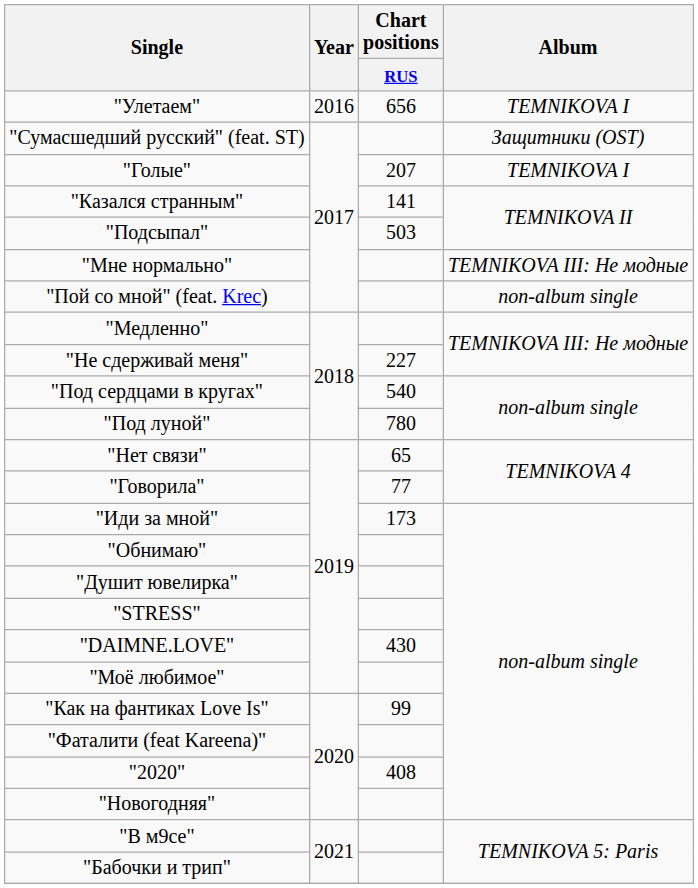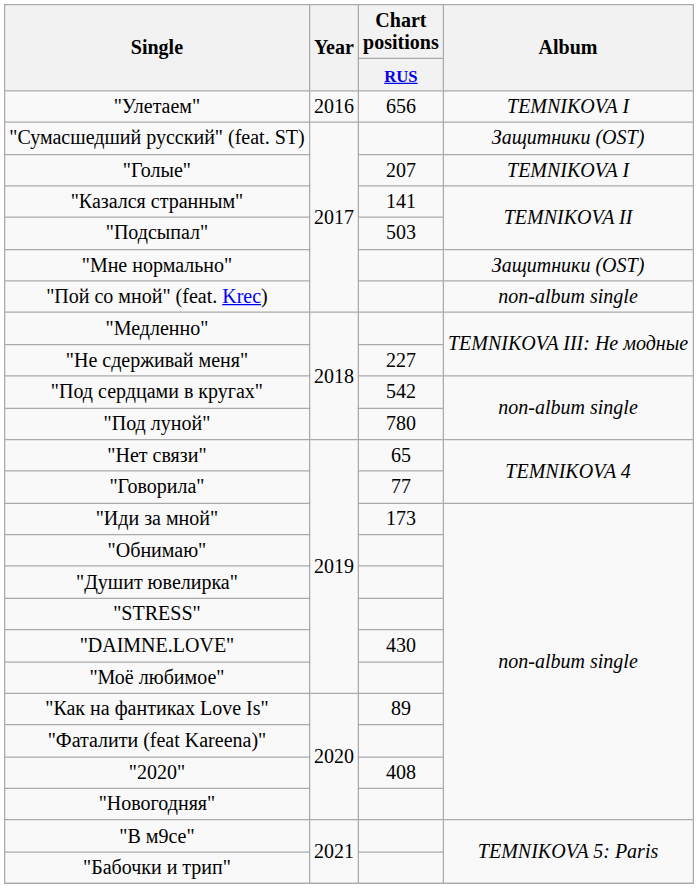(568, 264) TEMNIKOVA III: Не модные -> (568, 264) Защитники (OST)
(401, 391) 540 -> (401, 391) 542
(401, 708) 99 -> (401, 708) 89
